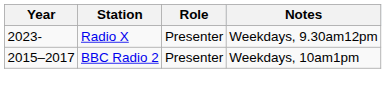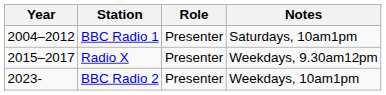+ row: (120, 36)
(25, 36) 2023- -> (41, 57) 2015–2017
(41, 57) 2015–2017 -> (25, 79) 2023-
